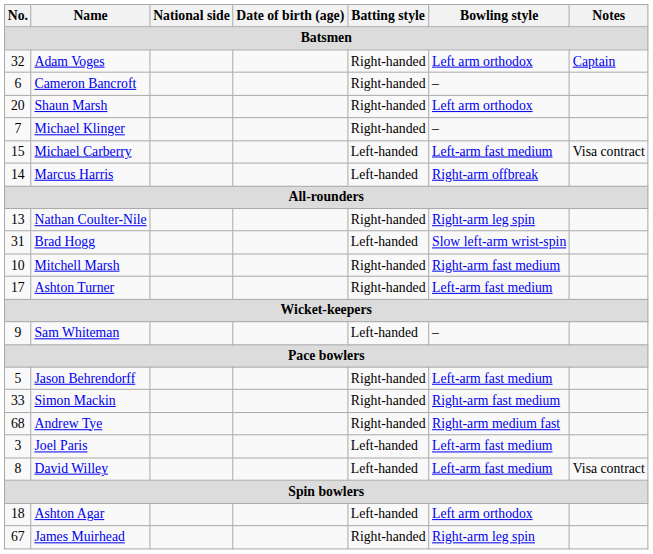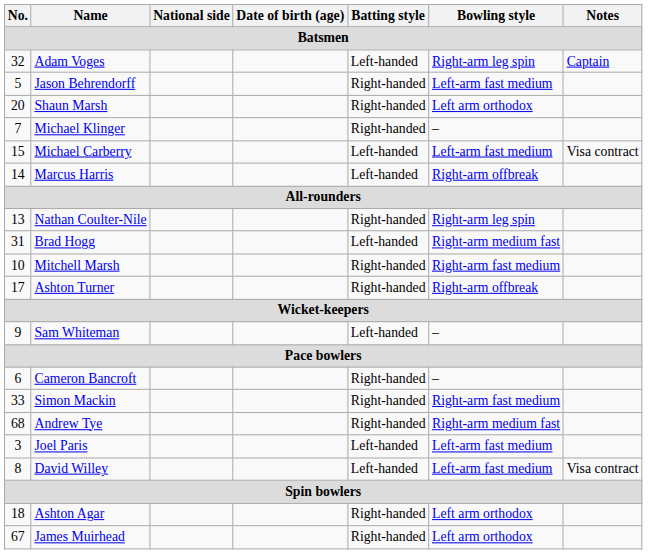(388, 60) Right-handed -> (384, 60) Left-handed
(482, 60) Left arm orthodox -> (484, 60) Right-arm leg spin
rows swapped: (85, 83) <-> (85, 378)
(499, 242) Slow left-arm wrist-spin -> (496, 242) Right-arm medium fast
(492, 287) Left-arm fast medium -> (485, 287) Right-arm offbreak
(384, 513) Left-handed -> (388, 513) Right-handed
(484, 536) Right-arm leg spin -> (482, 536) Left arm orthodox
